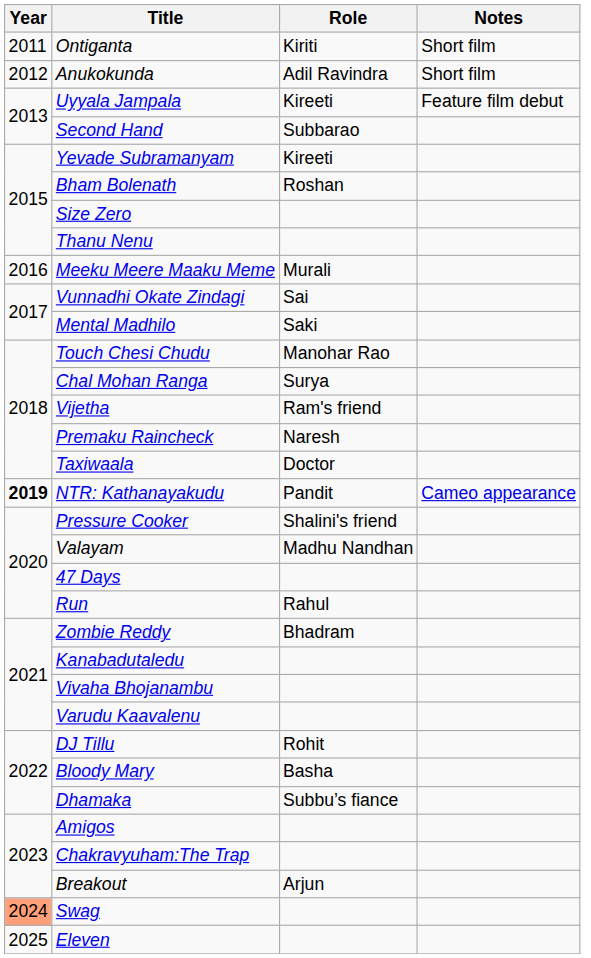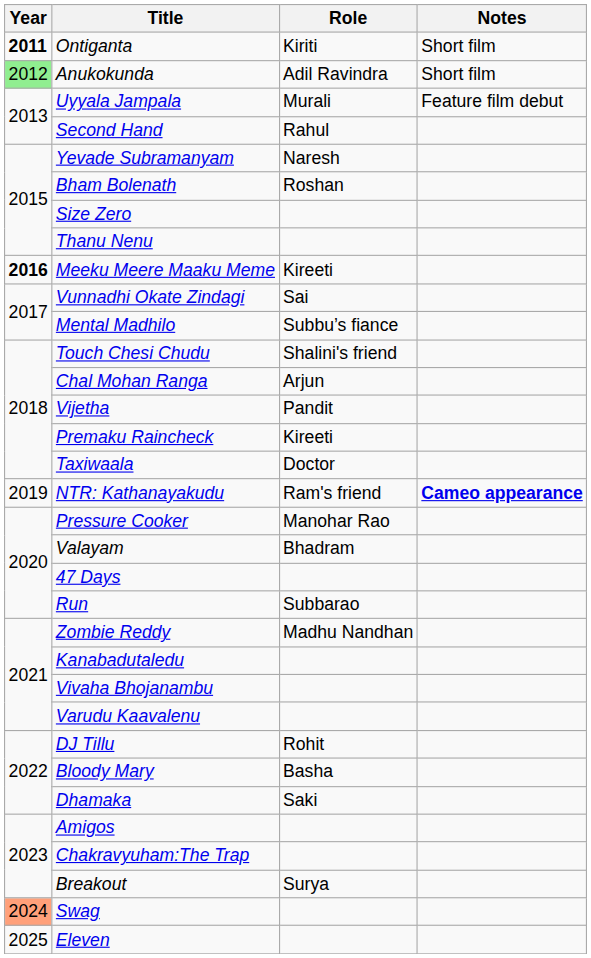(28, 46) normal -> (28, 46) bold
(28, 74) no background -> (28, 74) lightgreen background
(308, 102) Kireeti -> (307, 102) Murali
(321, 130) Subbarao -> (306, 130) Rahul
(308, 158) Kireeti -> (311, 158) Naresh
(28, 269) normal -> (28, 269) bold
(307, 269) Murali -> (308, 269) Kireeti
(300, 325) Saki -> (341, 325) Subbu’s fiance
(336, 353) Manohar Rao -> (340, 353) Shalini's friend
(306, 381) Surya -> (304, 381) Arjun
(332, 409) Ram's friend -> (308, 409) Pandit
(311, 437) Naresh -> (308, 437) Kireeti
(28, 492) bold -> (28, 492) normal
(308, 492) Pandit -> (332, 492) Ram's friend
(499, 492) normal -> (502, 492) bold
(340, 520) Shalini's friend -> (336, 520) Manohar Rao
(348, 548) Madhu Nandhan -> (319, 548) Bhadram
(306, 604) Rahul -> (321, 604) Subbarao
(319, 632) Bhadram -> (348, 632) Madhu Nandhan
(341, 800) Subbu’s fiance -> (300, 800) Saki
(304, 883) Arjun -> (306, 883) Surya
